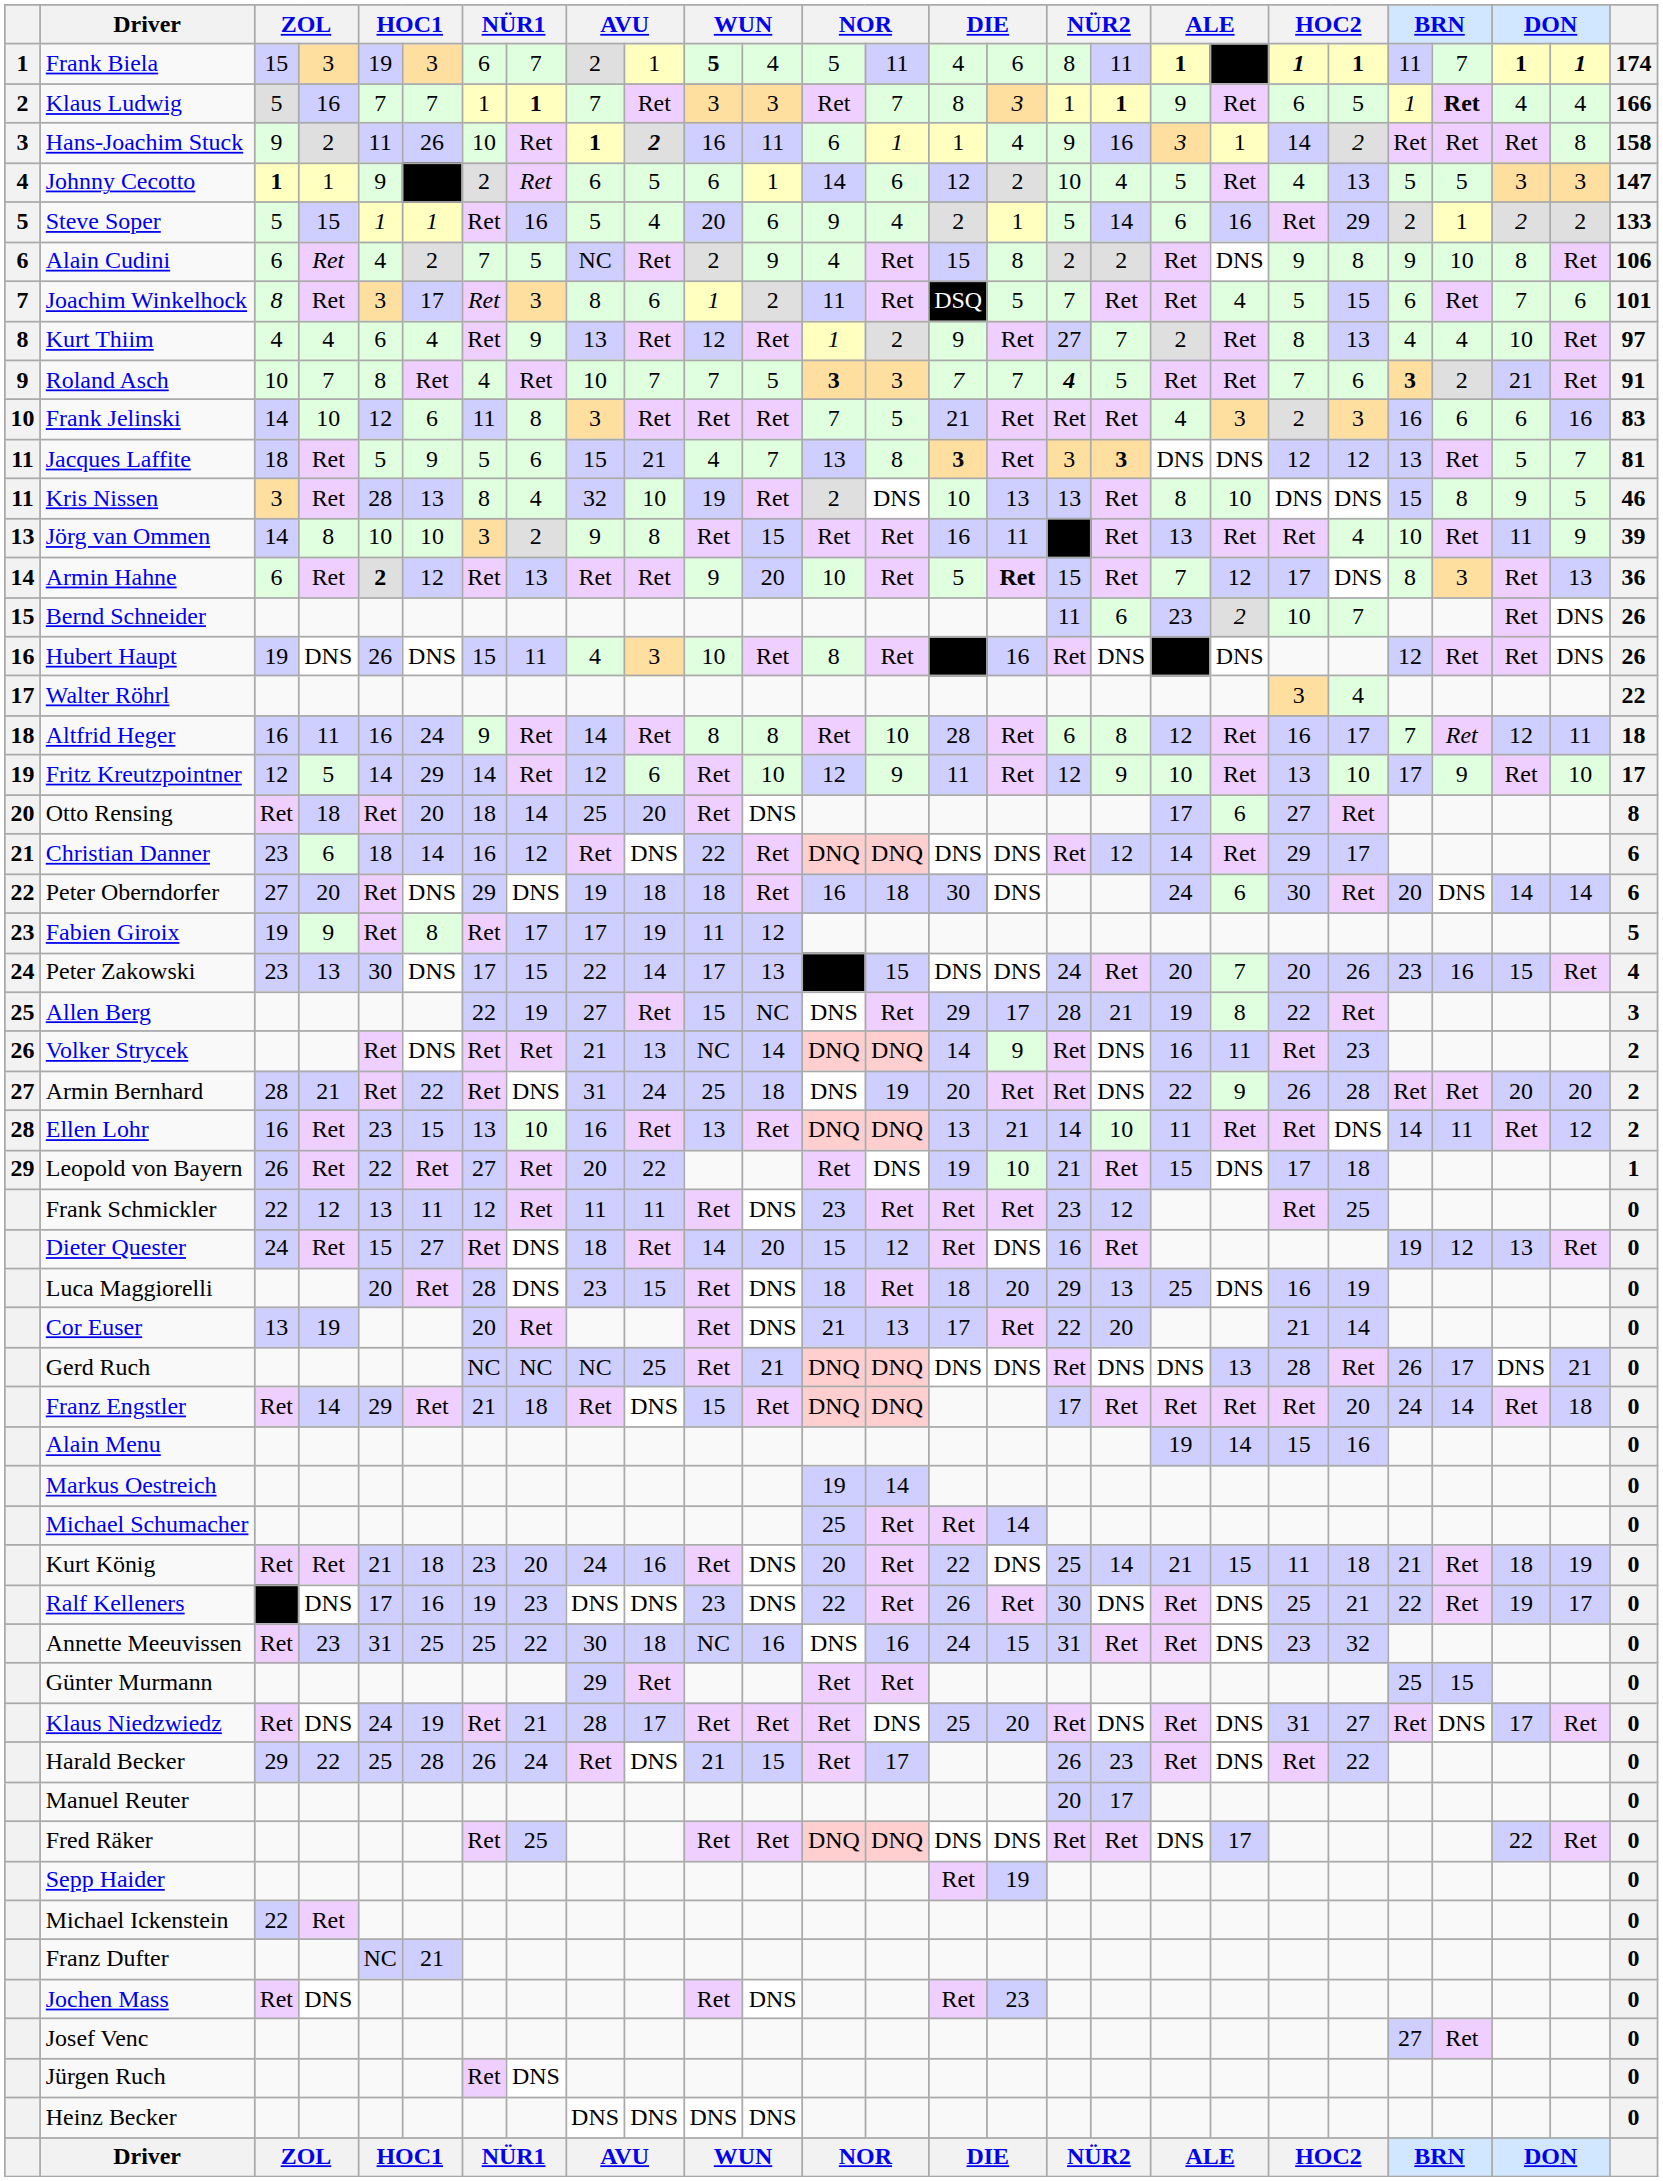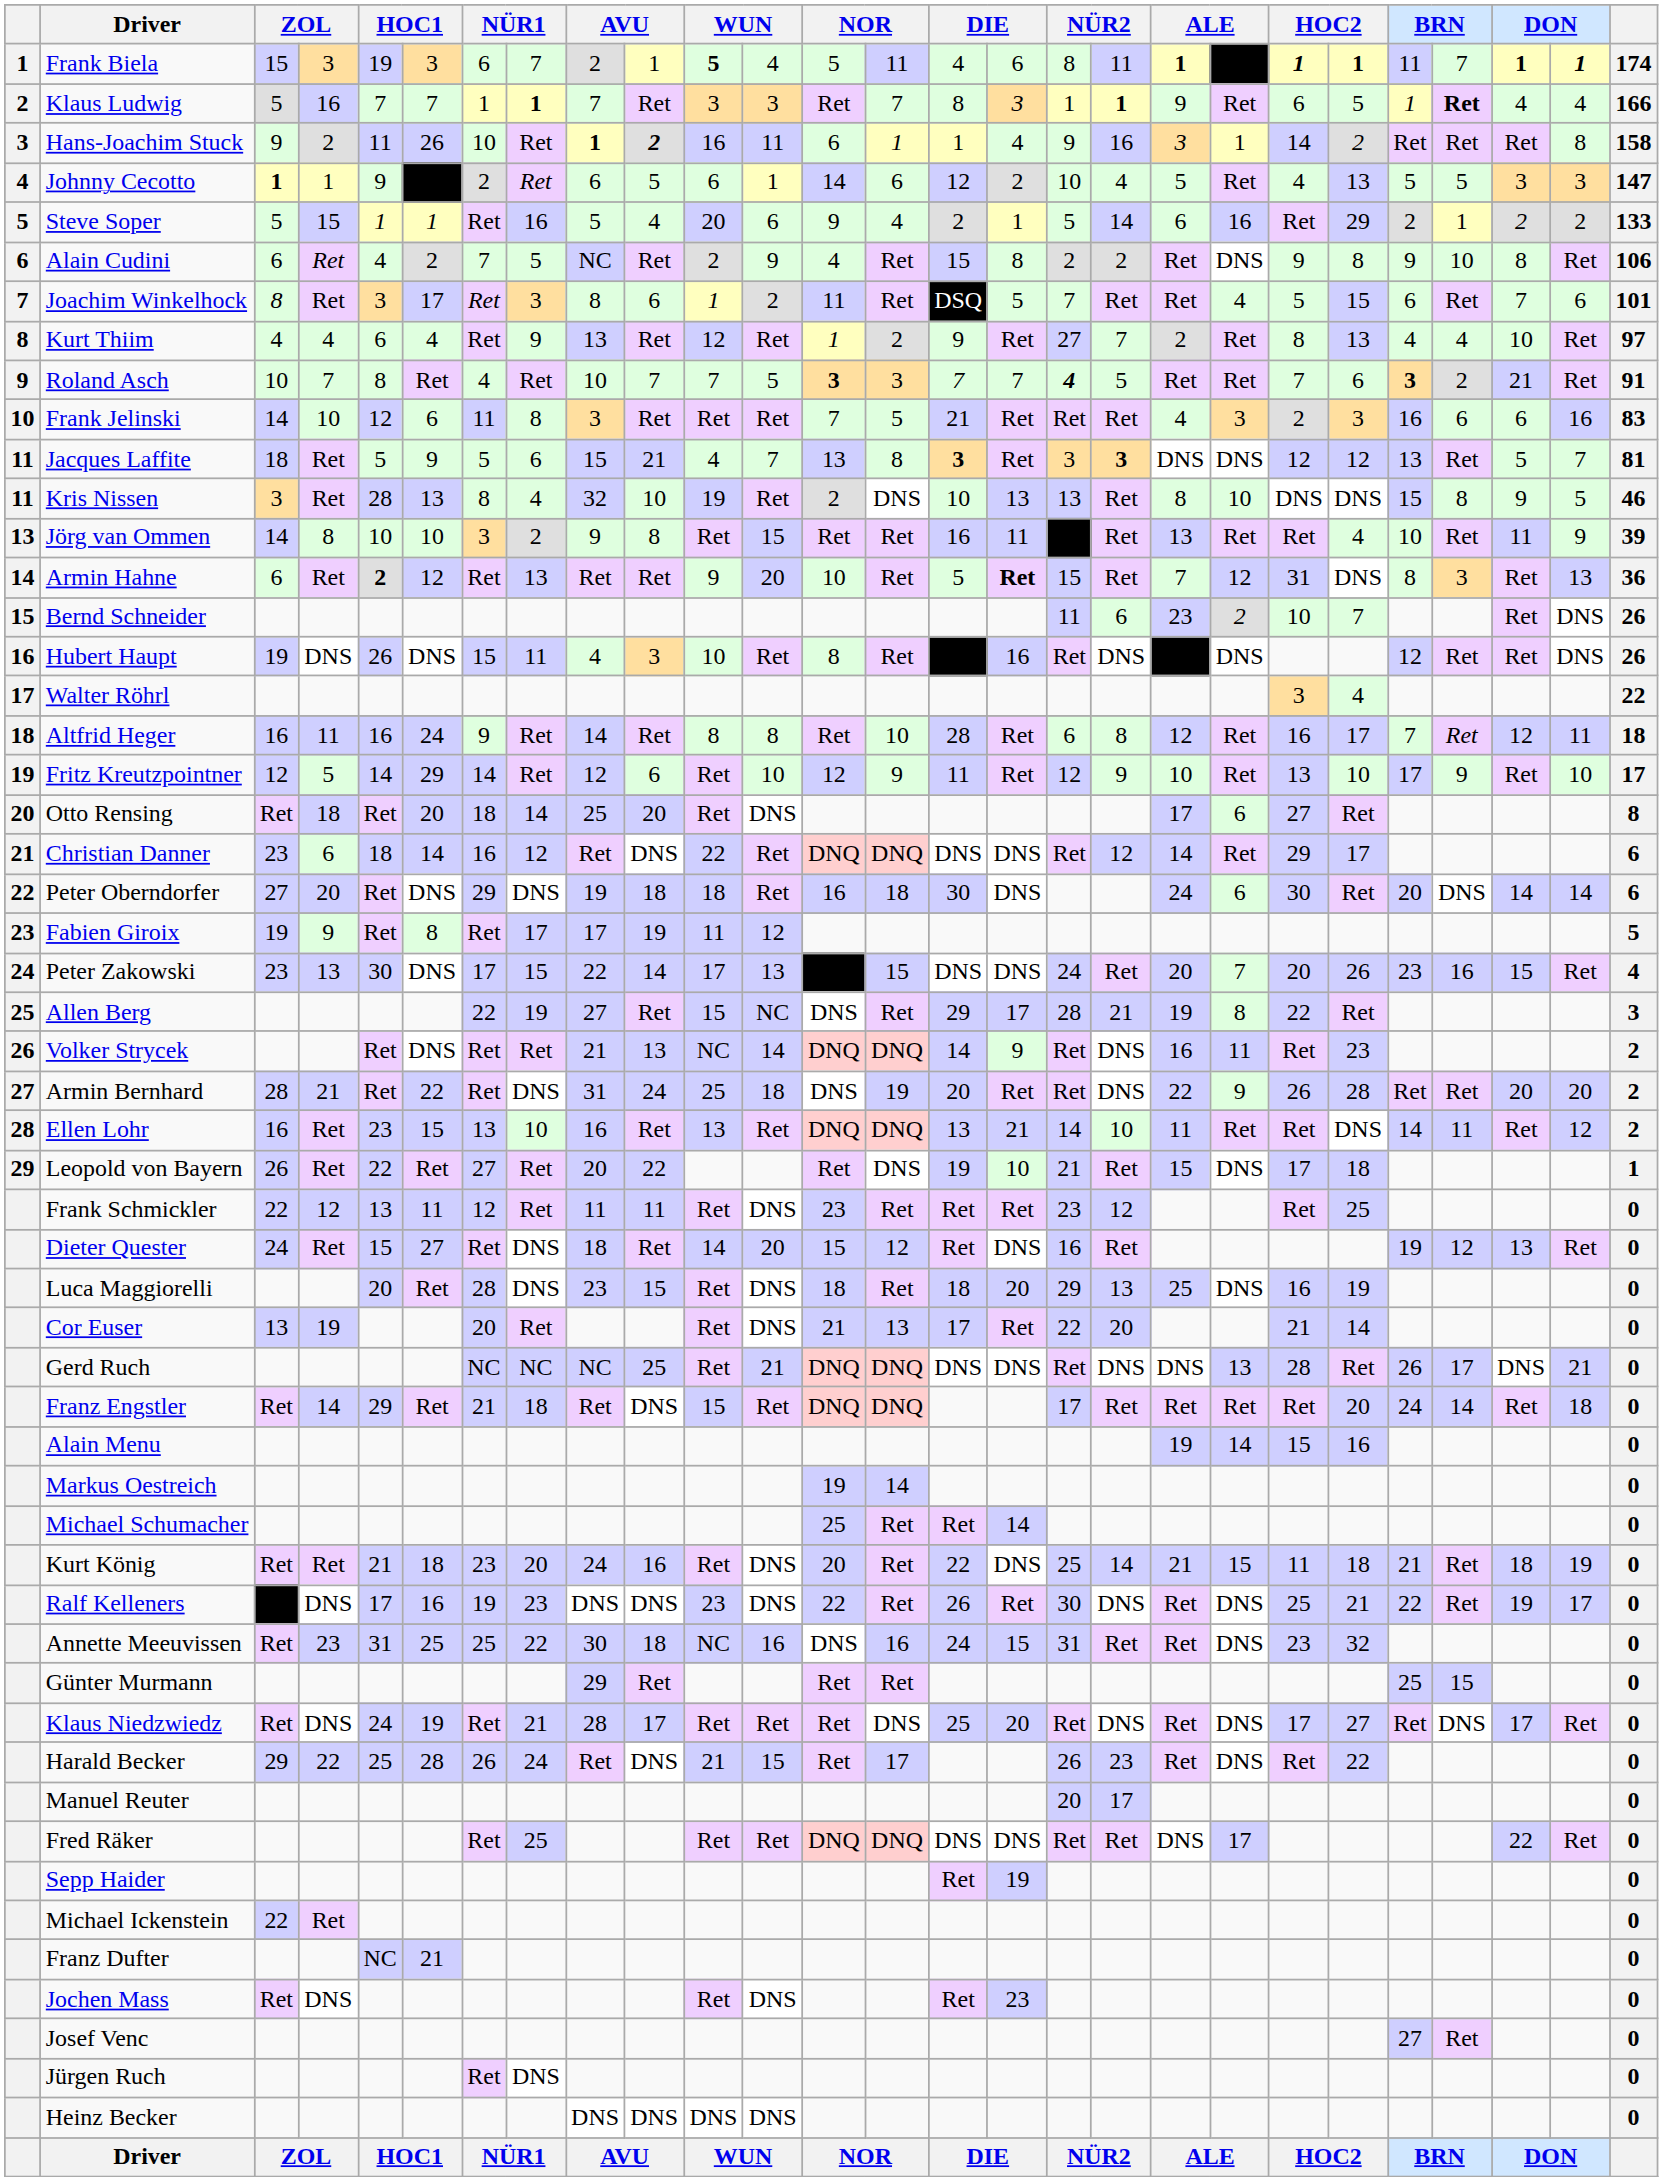(1299, 576) 17 -> (1299, 576) 31
(1299, 1721) 31 -> (1299, 1721) 17
